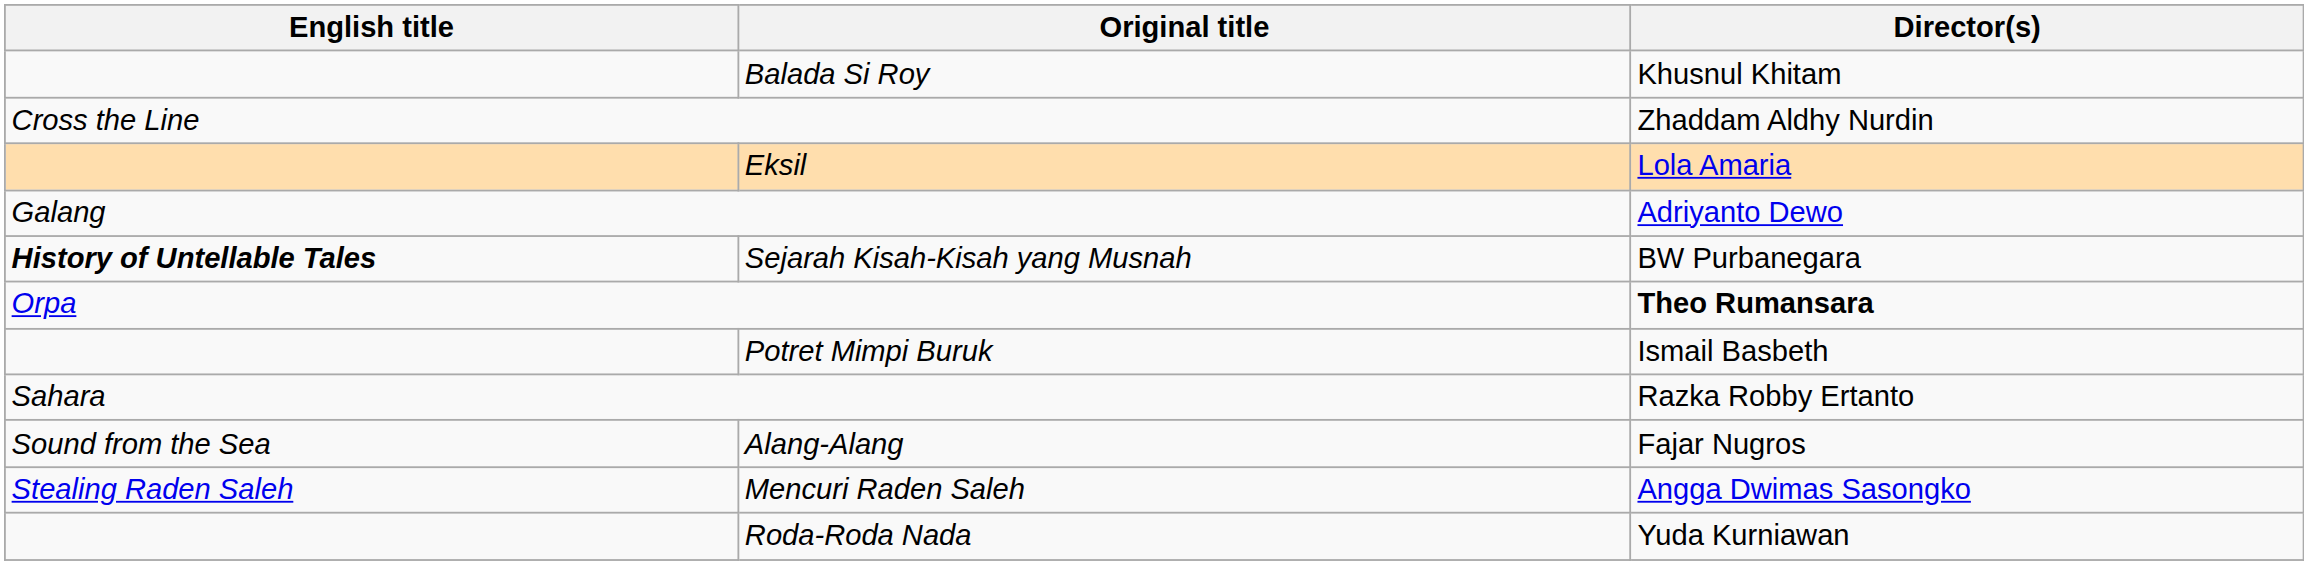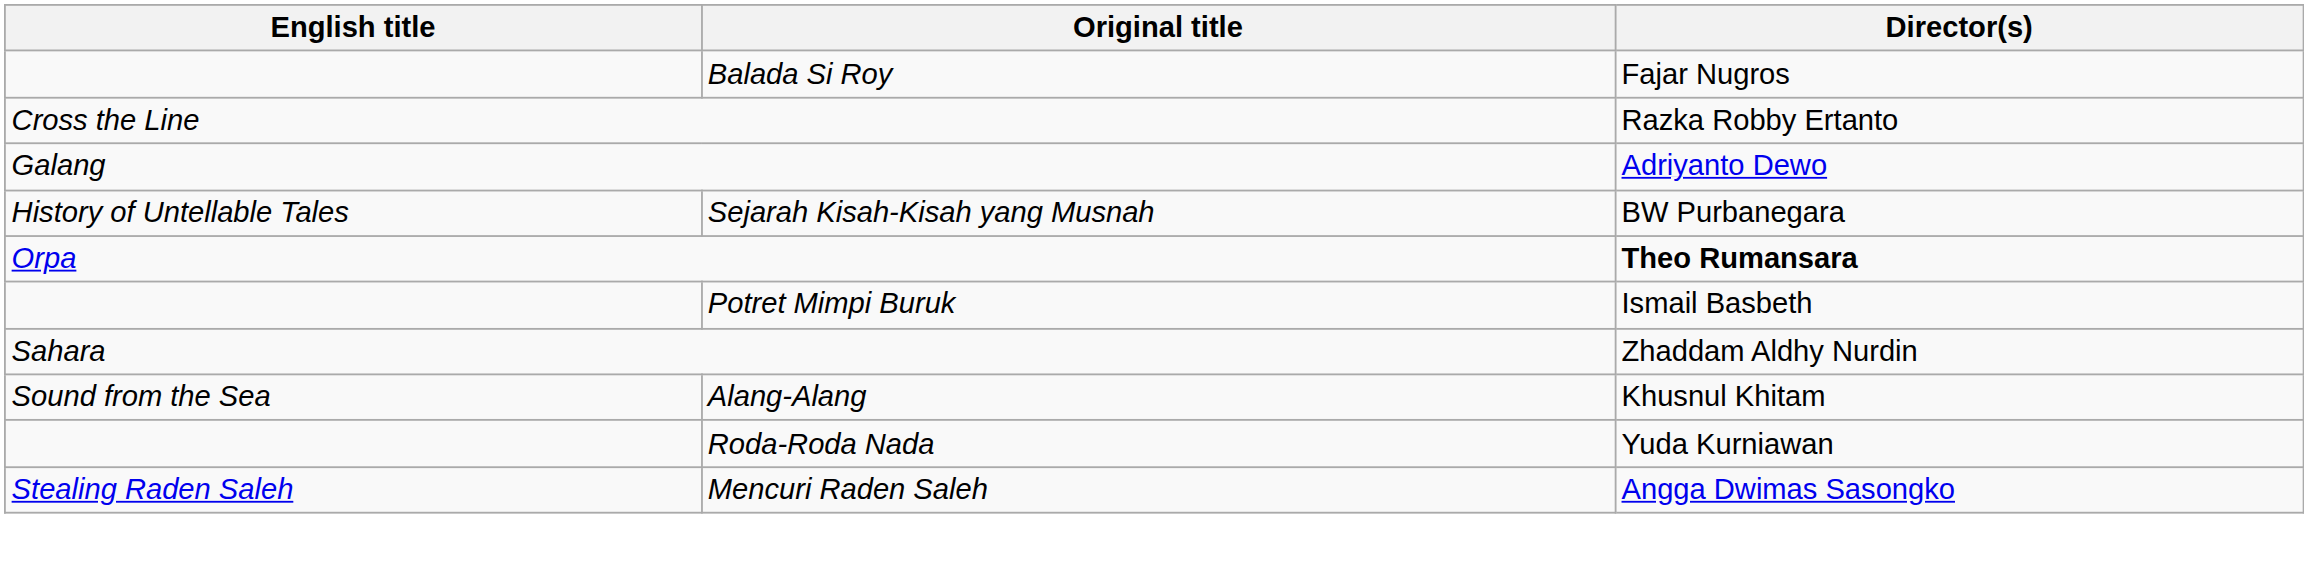(1739, 73) Khusnul Khitam -> (1706, 73) Fajar Nugros
(1786, 119) Zhaddam Aldhy Nurdin -> (1760, 119) Razka Robby Ertanto
- row: (776, 166)
(194, 258) bold -> (180, 212) normal
(1776, 397) Razka Robby Ertanto -> (1770, 350) Zhaddam Aldhy Nurdin
(1722, 443) Fajar Nugros -> (1724, 397) Khusnul Khitam
rows swapped: (885, 489) <-> (858, 535)
